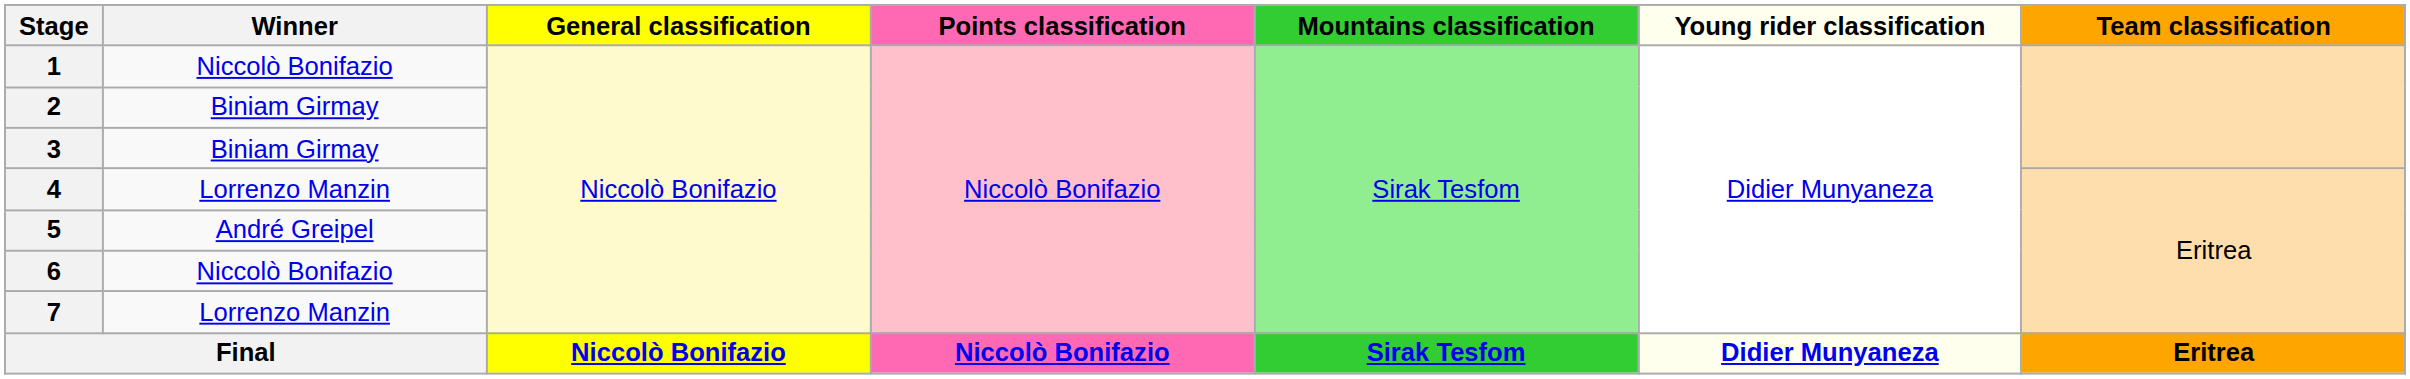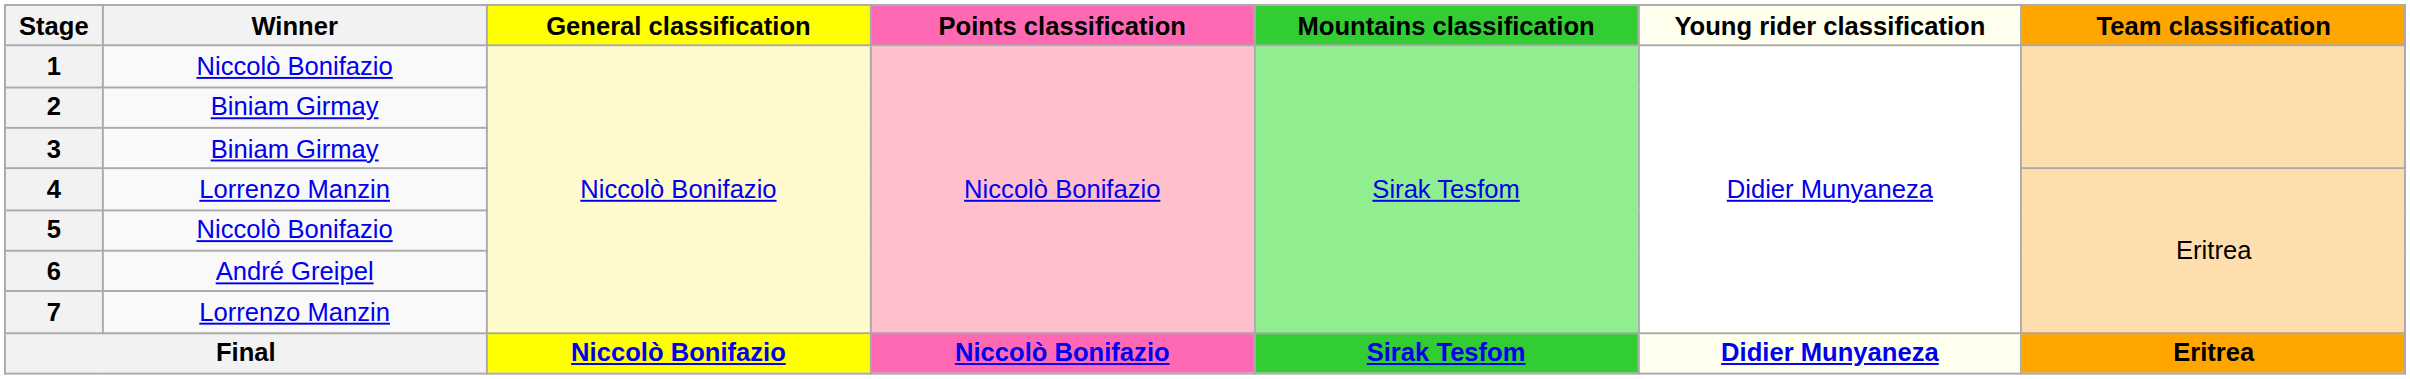(295, 230) André Greipel -> (295, 230) Niccolò Bonifazio
(295, 271) Niccolò Bonifazio -> (295, 271) André Greipel
